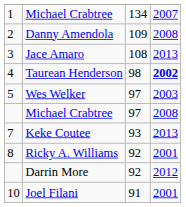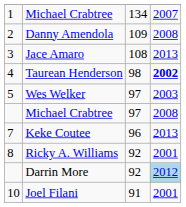(135, 133) 93 -> (135, 133) 96
(165, 172) no background -> (165, 172) lightblue background
